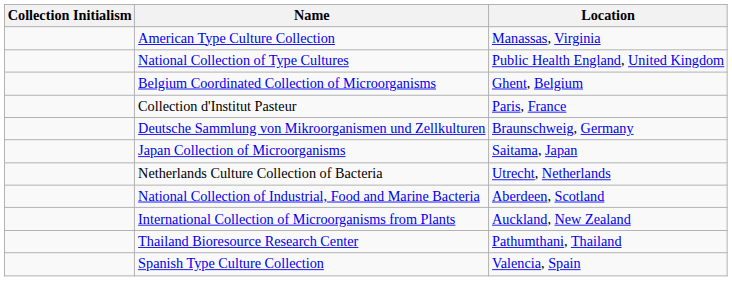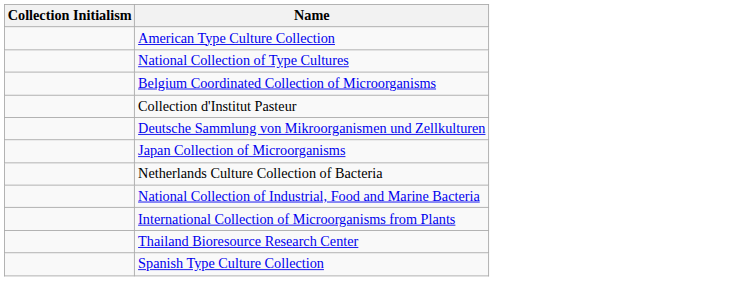- column: (608, 15)
